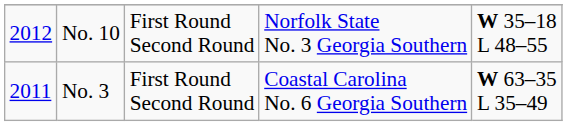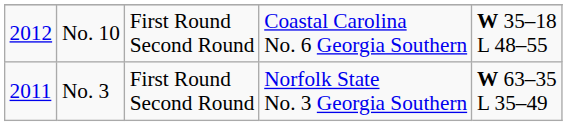(366, 33) Norfolk State No. 3 Georgia Southern -> (366, 33) Coastal Carolina No. 6 Georgia Southern
(366, 91) Coastal Carolina No. 6 Georgia Southern -> (366, 91) Norfolk State No. 3 Georgia Southern
